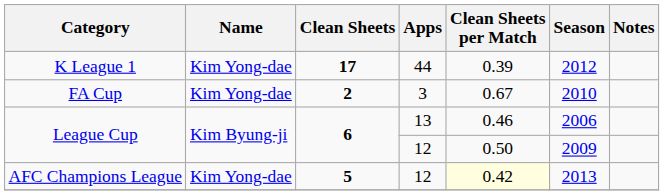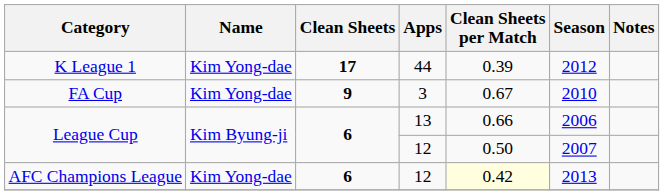(348, 93) 2 -> (348, 93) 9
(498, 120) 0.46 -> (498, 120) 0.66
(579, 148) 2009 -> (579, 148) 2007
(348, 176) 5 -> (348, 176) 6
